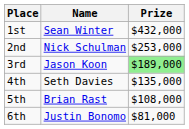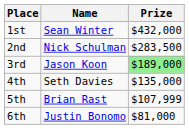(156, 47) $253,000 -> (156, 47) $283,500
(156, 99) $108,000 -> (156, 99) $107,999
